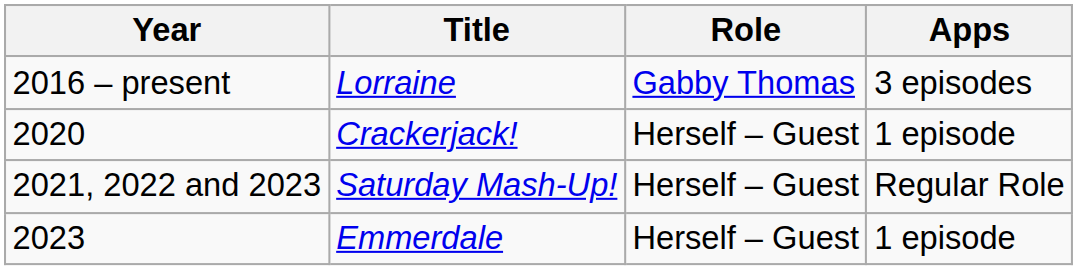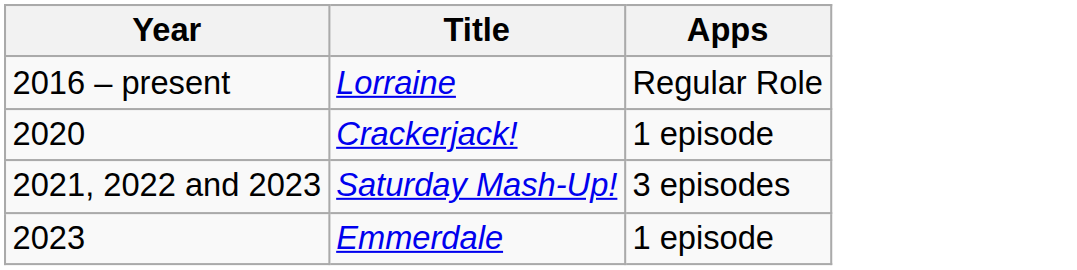- column: (746, 30)
(953, 82) 3 episodes -> (728, 82) Regular Role
(969, 185) Regular Role -> (711, 185) 3 episodes
